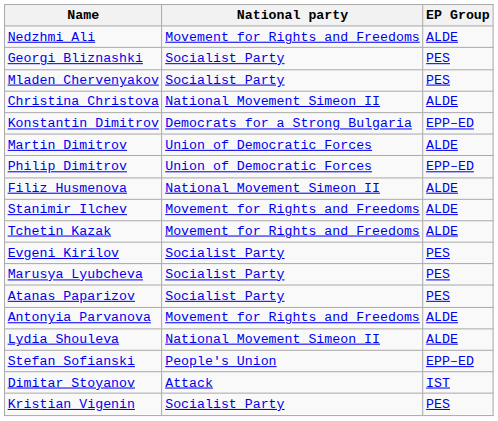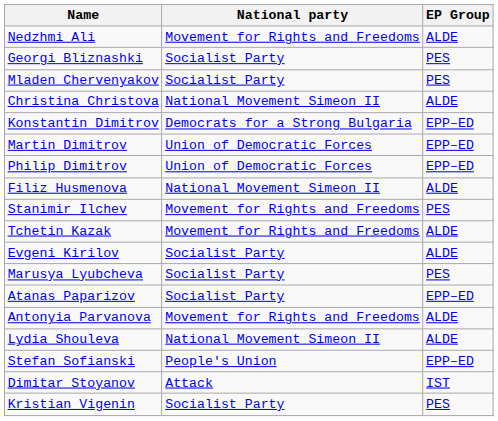(442, 145) ALDE -> (450, 145) EPP–ED
(442, 210) ALDE -> (438, 210) PES
(438, 253) PES -> (442, 253) ALDE
(438, 296) PES -> (450, 296) EPP–ED
